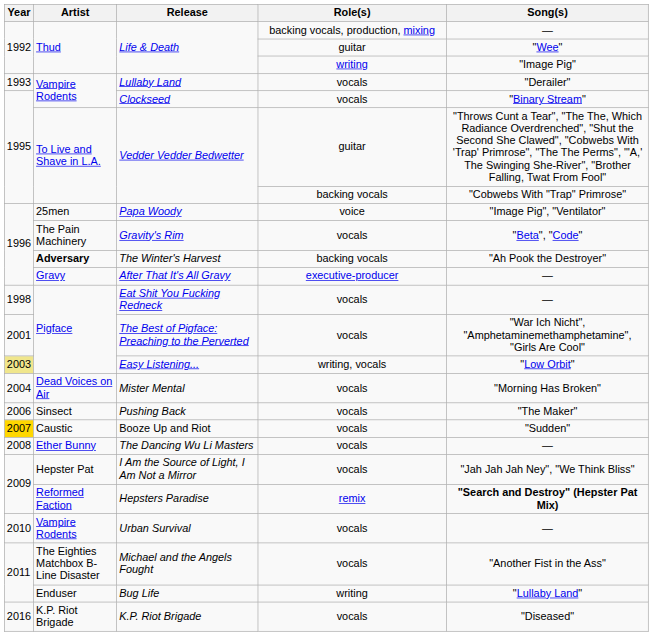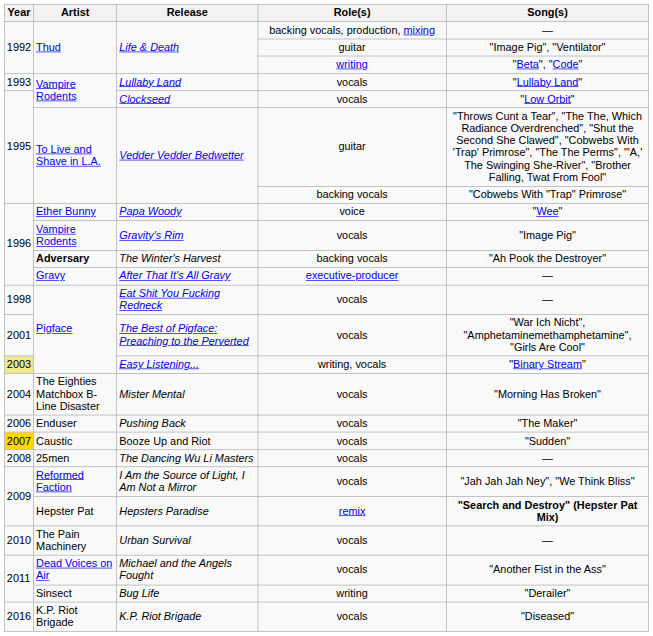(548, 47) "Wee" -> (548, 47) "Image Pig", "Ventilator"
(548, 64) "Image Pig" -> (548, 64) "Beta", "Code"
(548, 82) "Derailer" -> (548, 82) "Lullaby Land"
(548, 99) "Binary Stream" -> (548, 99) "Low Orbit"
(53, 212) 25men -> (66, 212) Ether Bunny
(548, 212) "Image Pig", "Ventilator" -> (548, 212) "Wee"
(61, 235) The Pain Machinery -> (56, 235) Vampire Rodents
(548, 235) "Beta", "Code" -> (548, 235) "Image Pig"
(548, 364) "Low Orbit" -> (548, 364) "Binary Stream"
(74, 388) Dead Voices on Air -> (68, 394) The Eighties Matchbox B-Line Disaster
(54, 411) Sinsect -> (56, 423) Enduser
(66, 446) Ether Bunny -> (53, 458) 25men
(65, 469) Hepster Pat -> (60, 481) Reformed Faction
(60, 498) Reformed Faction -> (65, 511) Hepster Pat
(56, 528) Vampire Rodents -> (61, 540) The Pain Machinery
(68, 564) The Eighties Matchbox B-Line Disaster -> (74, 570) Dead Voices on Air
(56, 593) Enduser -> (54, 593) Sinsect
(548, 593) "Lullaby Land" -> (548, 593) "Derailer"
